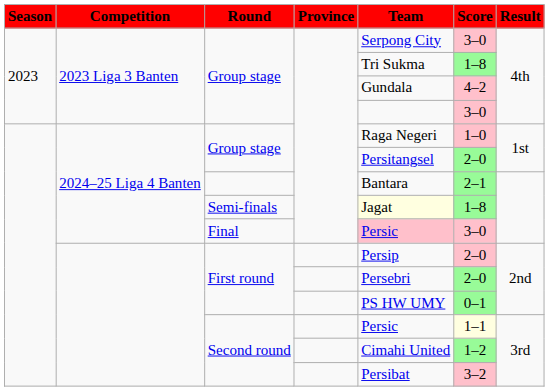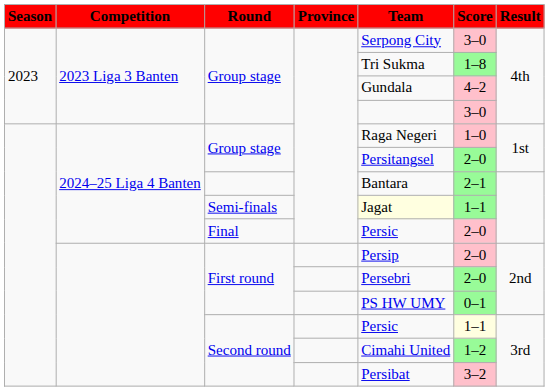(475, 207) 1–8 -> (475, 207) 1–1
(380, 231) pink background -> (380, 231) no background
(475, 231) 3–0 -> (475, 231) 2–0
